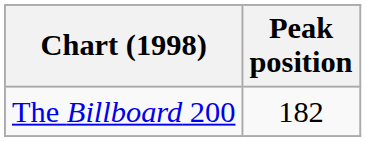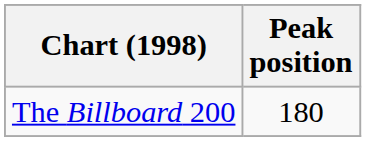(301, 111) 182 -> (301, 111) 180
